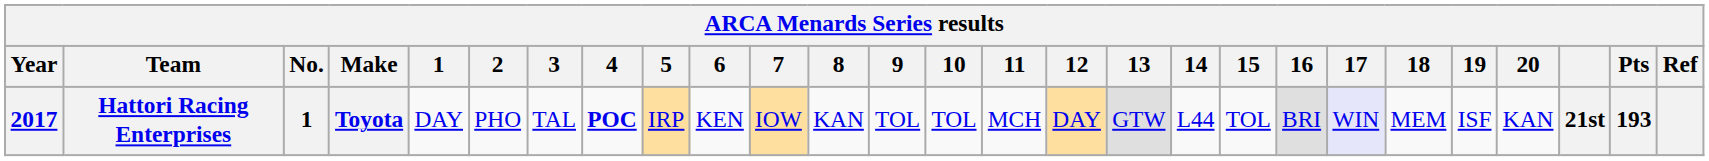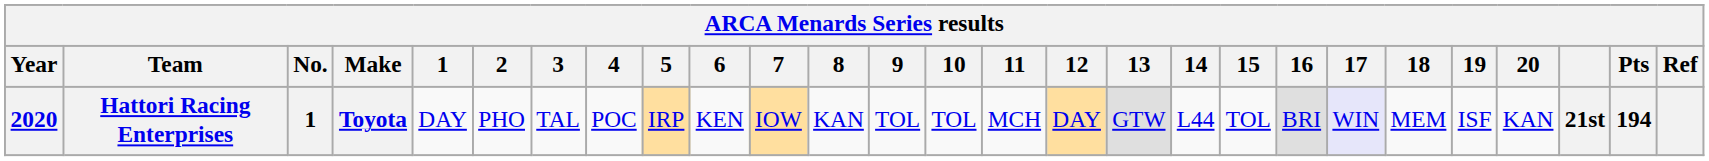(34, 120) 2017 -> (34, 120) 2020
(612, 120) bold -> (614, 120) normal
(1634, 120) 193 -> (1634, 120) 194
